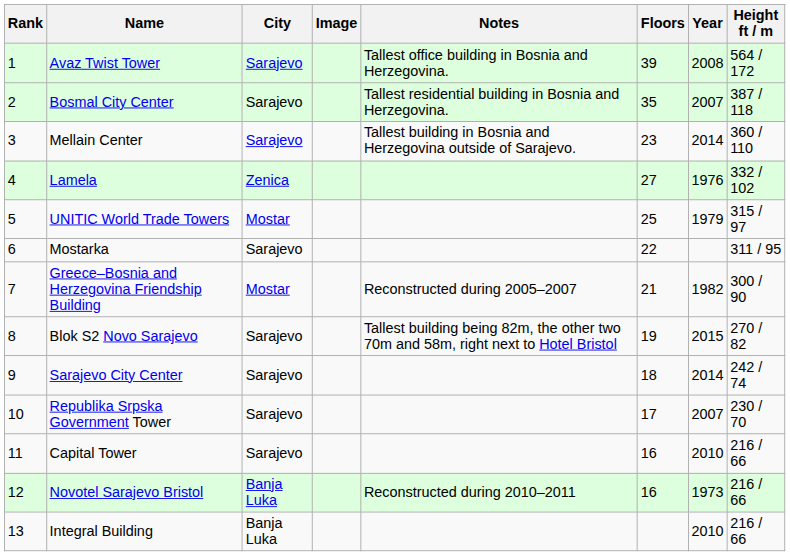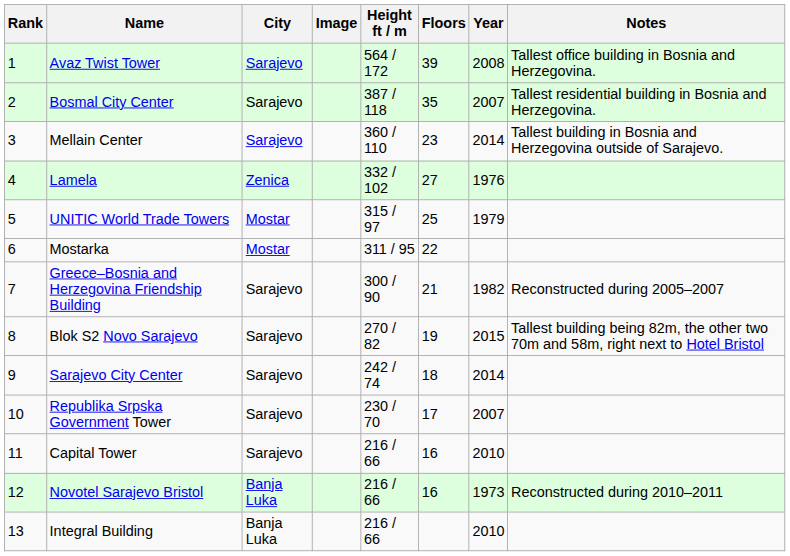columns swapped: (756, 24) <-> (499, 24)
(274, 250) Sarajevo -> (268, 250) Mostar
(268, 289) Mostar -> (274, 289) Sarajevo
